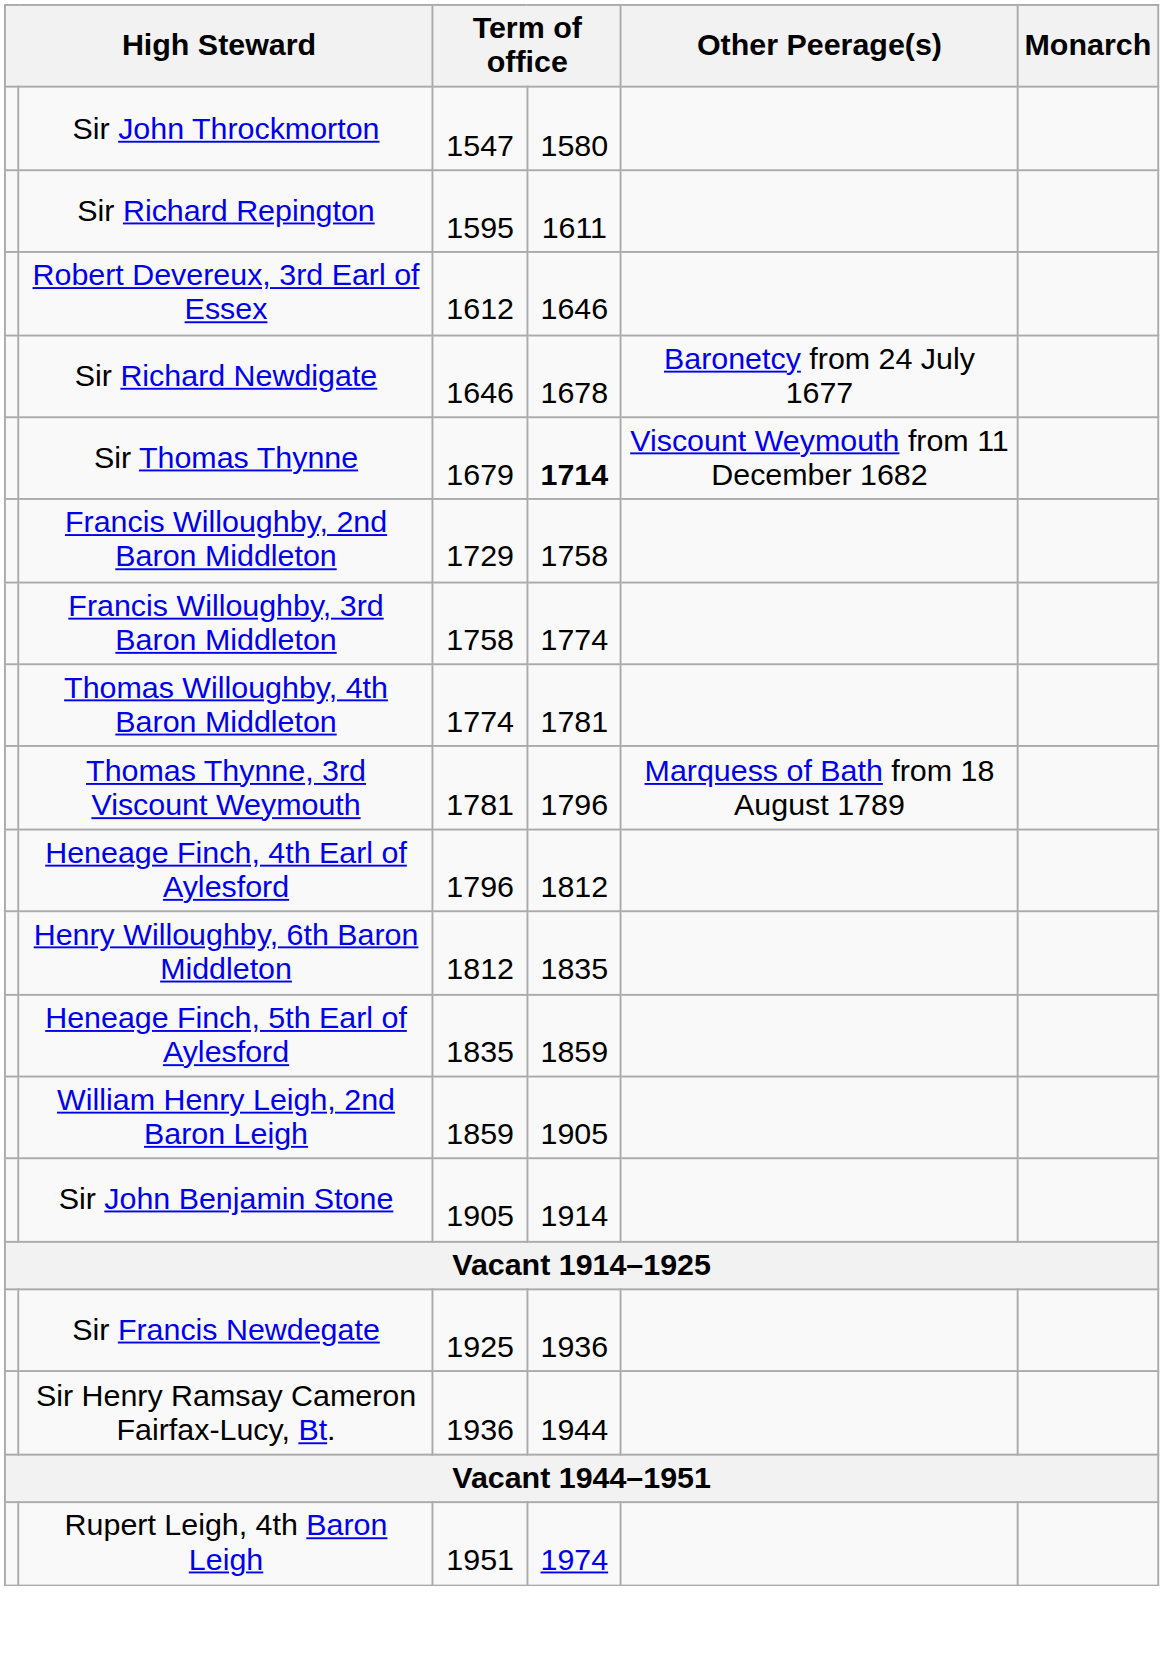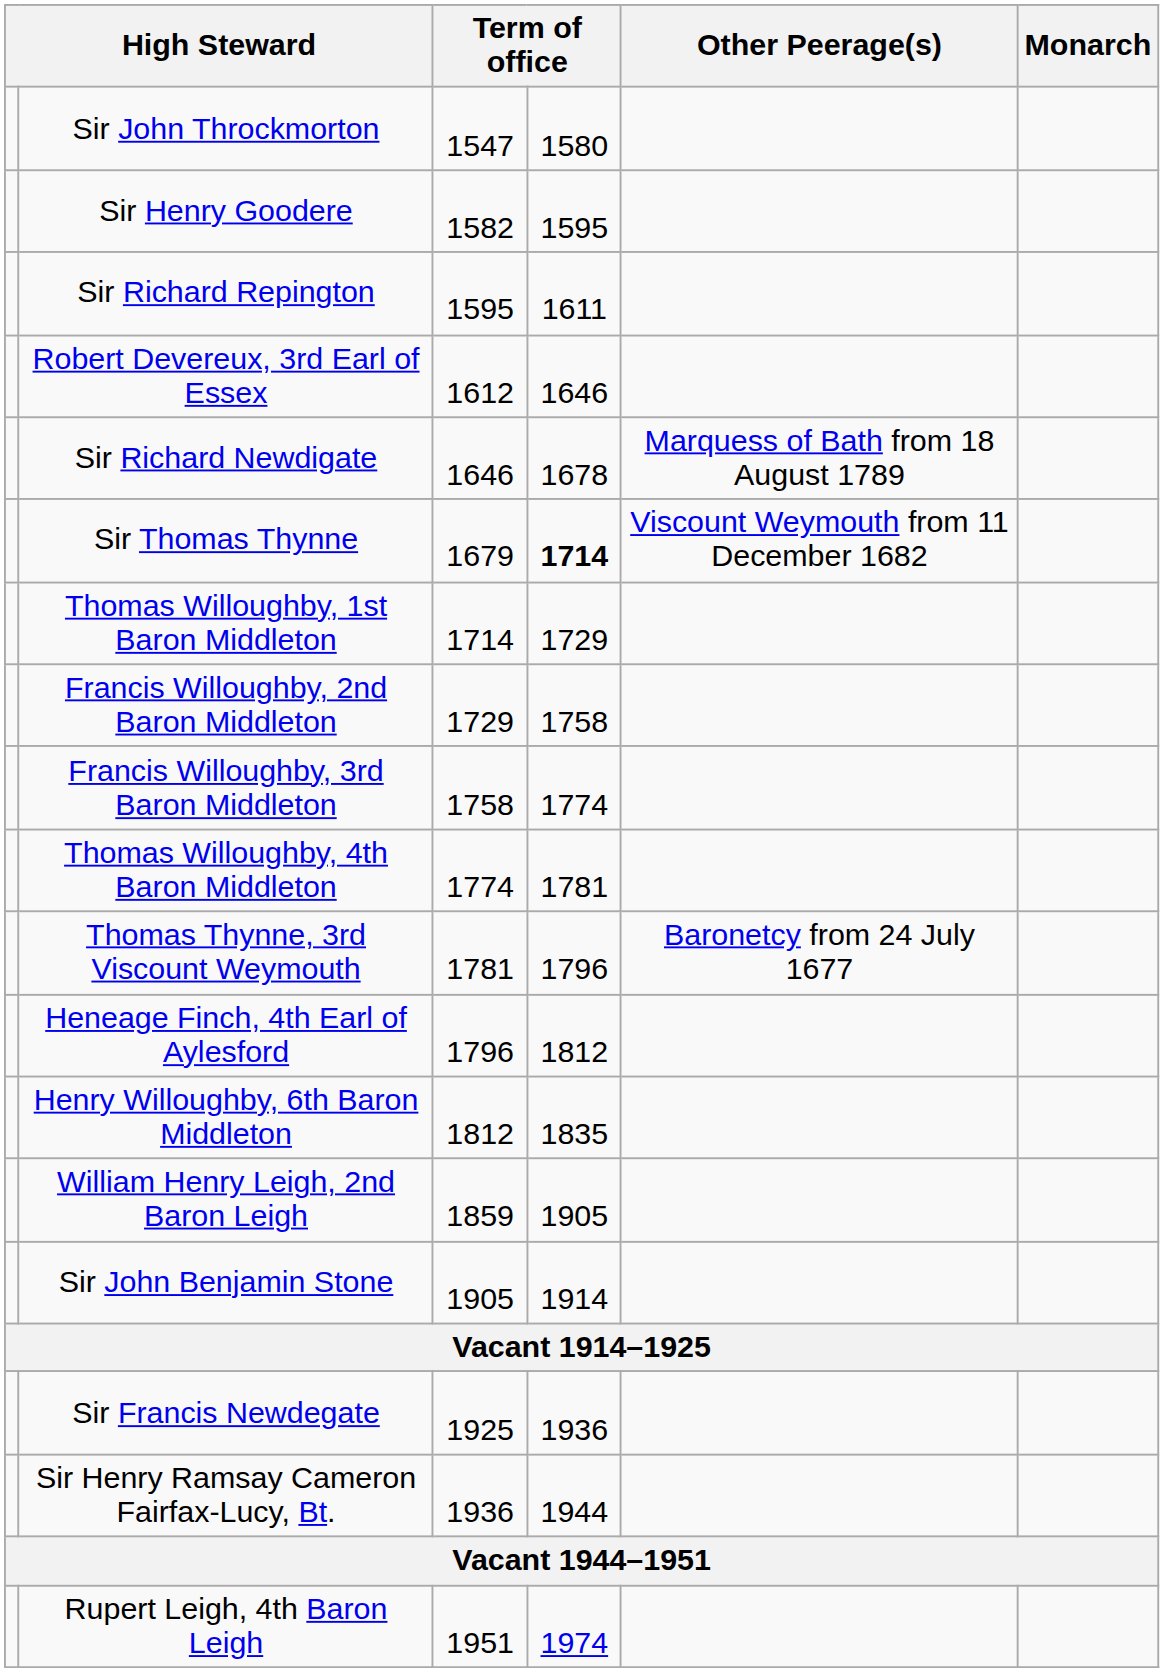+ row: (226, 210)
(819, 375) Baronetcy from 24 July 1677 -> (819, 457) Marquess of Bath from 18 August 1789
+ row: (226, 622)
(819, 787) Marquess of Bath from 18 August 1789 -> (819, 952) Baronetcy from 24 July 1677
- row: (226, 1034)
